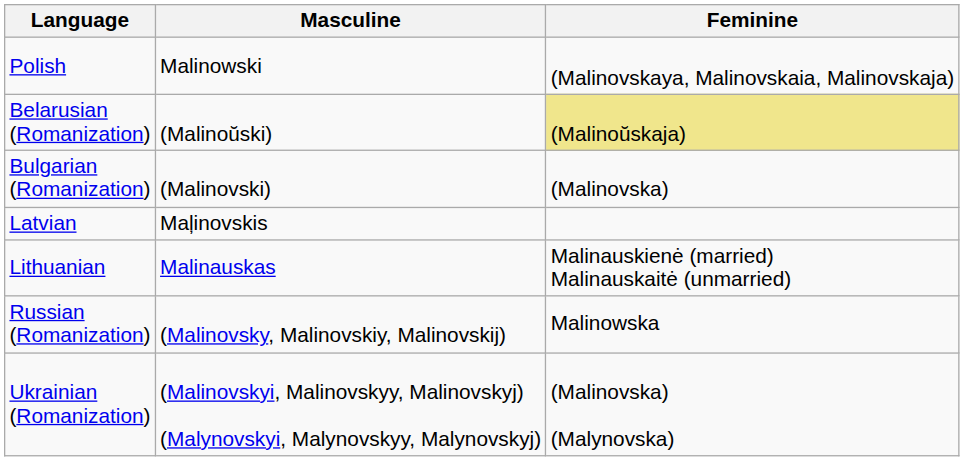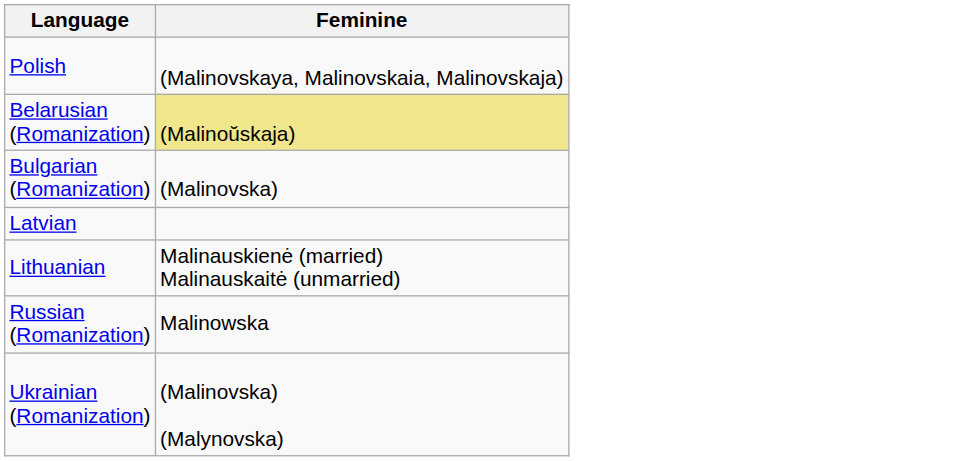- column: (351, 20)
